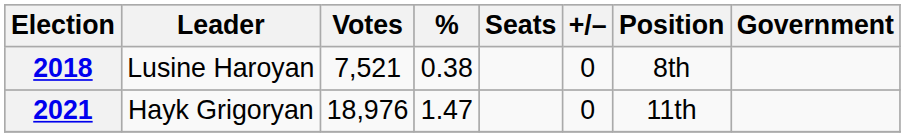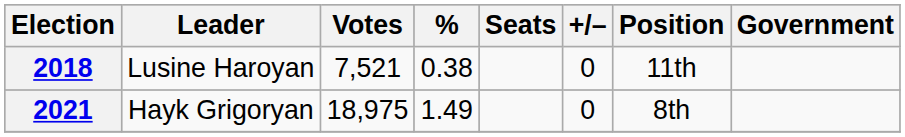(672, 68) 8th -> (672, 68) 11th
(368, 110) 18,976 -> (368, 110) 18,975
(447, 110) 1.47 -> (447, 110) 1.49
(672, 110) 11th -> (672, 110) 8th
